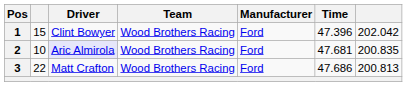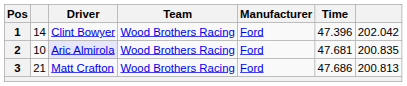(40, 32) 15 -> (40, 32) 14
(40, 68) 22 -> (40, 68) 21
